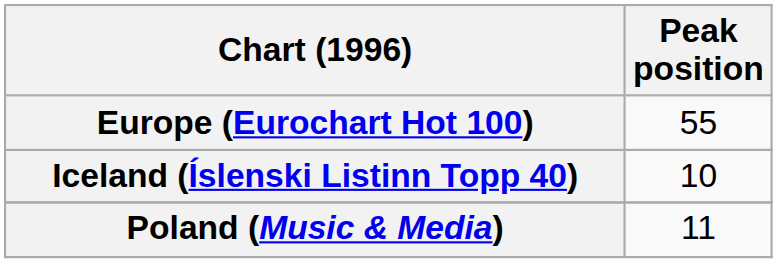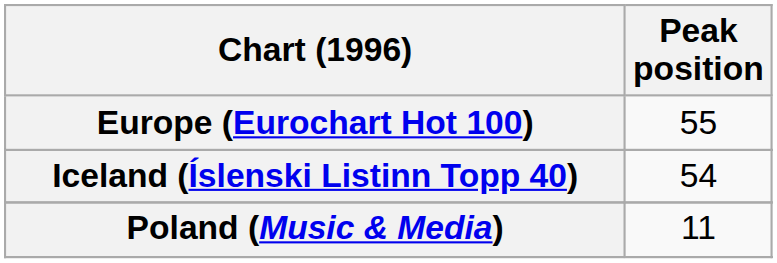(698, 175) 10 -> (698, 175) 54
